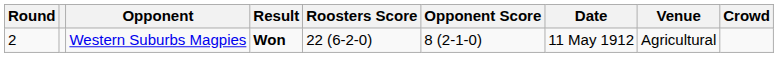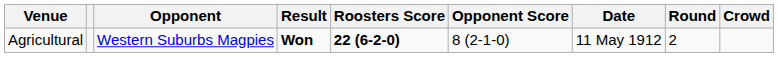columns swapped: (32, 16) <-> (679, 16)
(339, 40) normal -> (367, 40) bold
